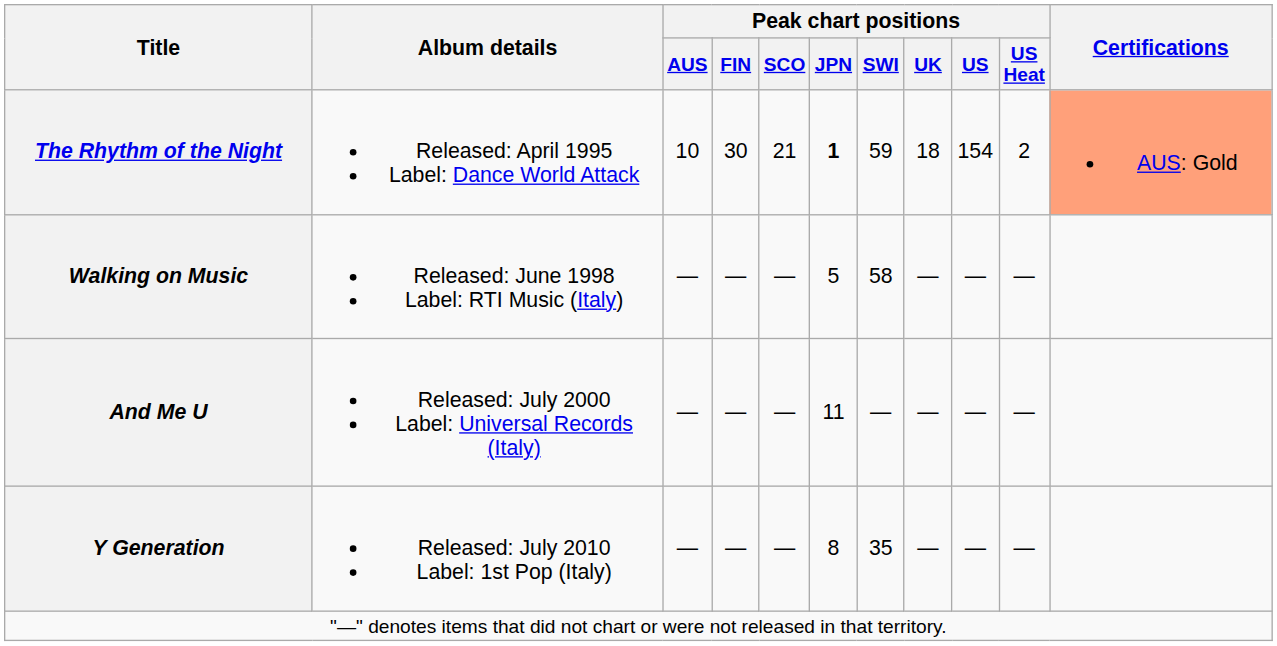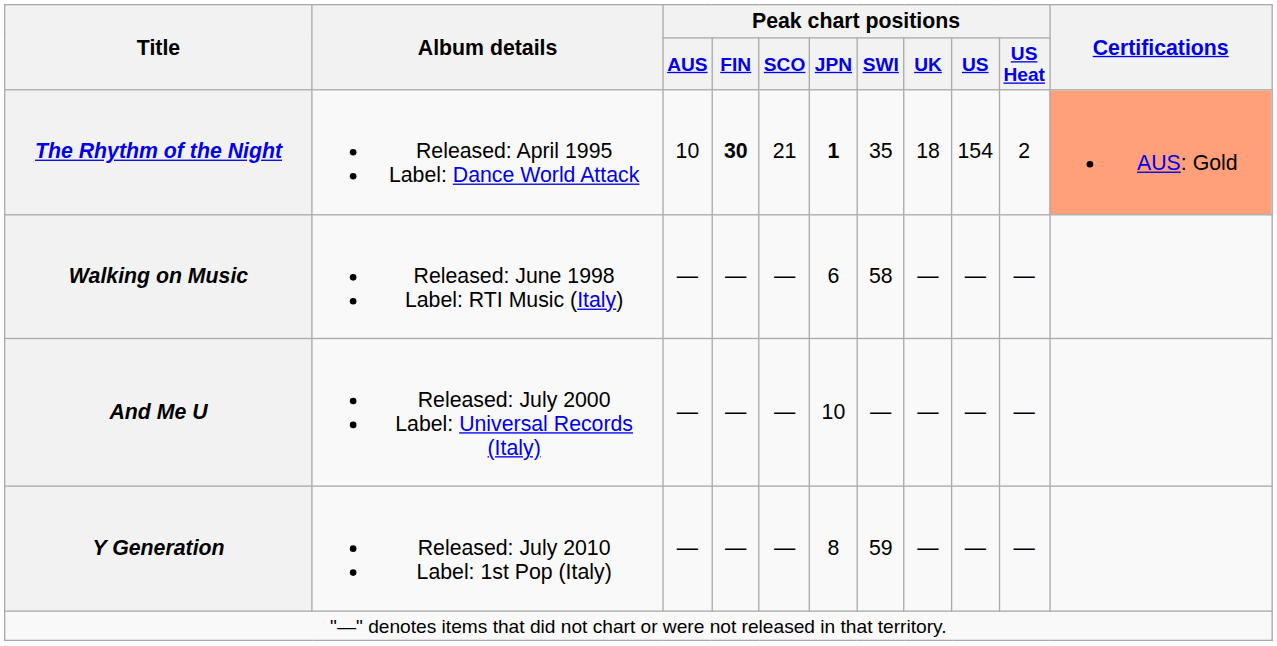(736, 151) normal -> (736, 151) bold
(881, 151) 59 -> (881, 151) 35
(833, 276) 5 -> (833, 276) 6
(833, 412) 11 -> (833, 412) 10
(881, 548) 35 -> (881, 548) 59
